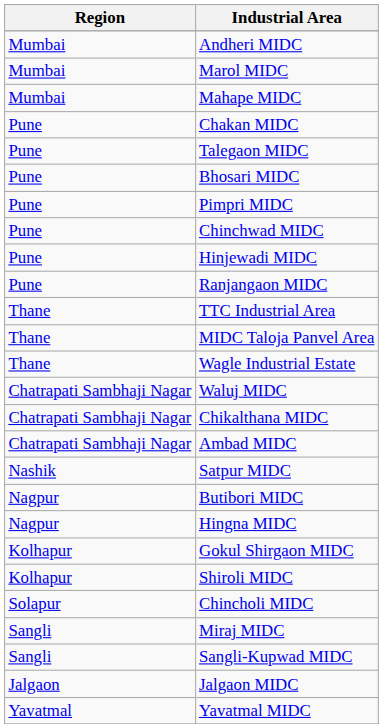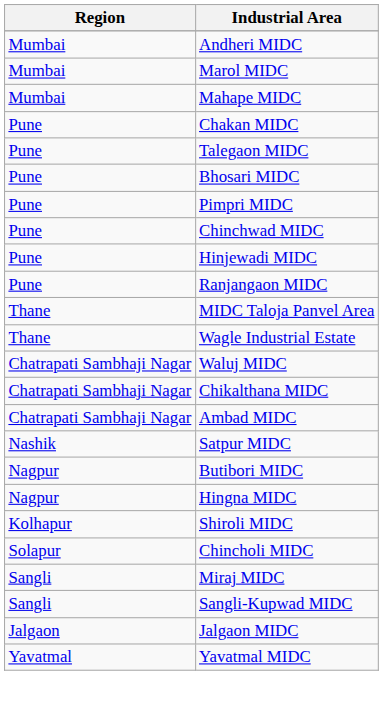- row: (267, 310)
- row: (276, 550)
